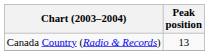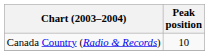(184, 42) 13 -> (184, 42) 10
